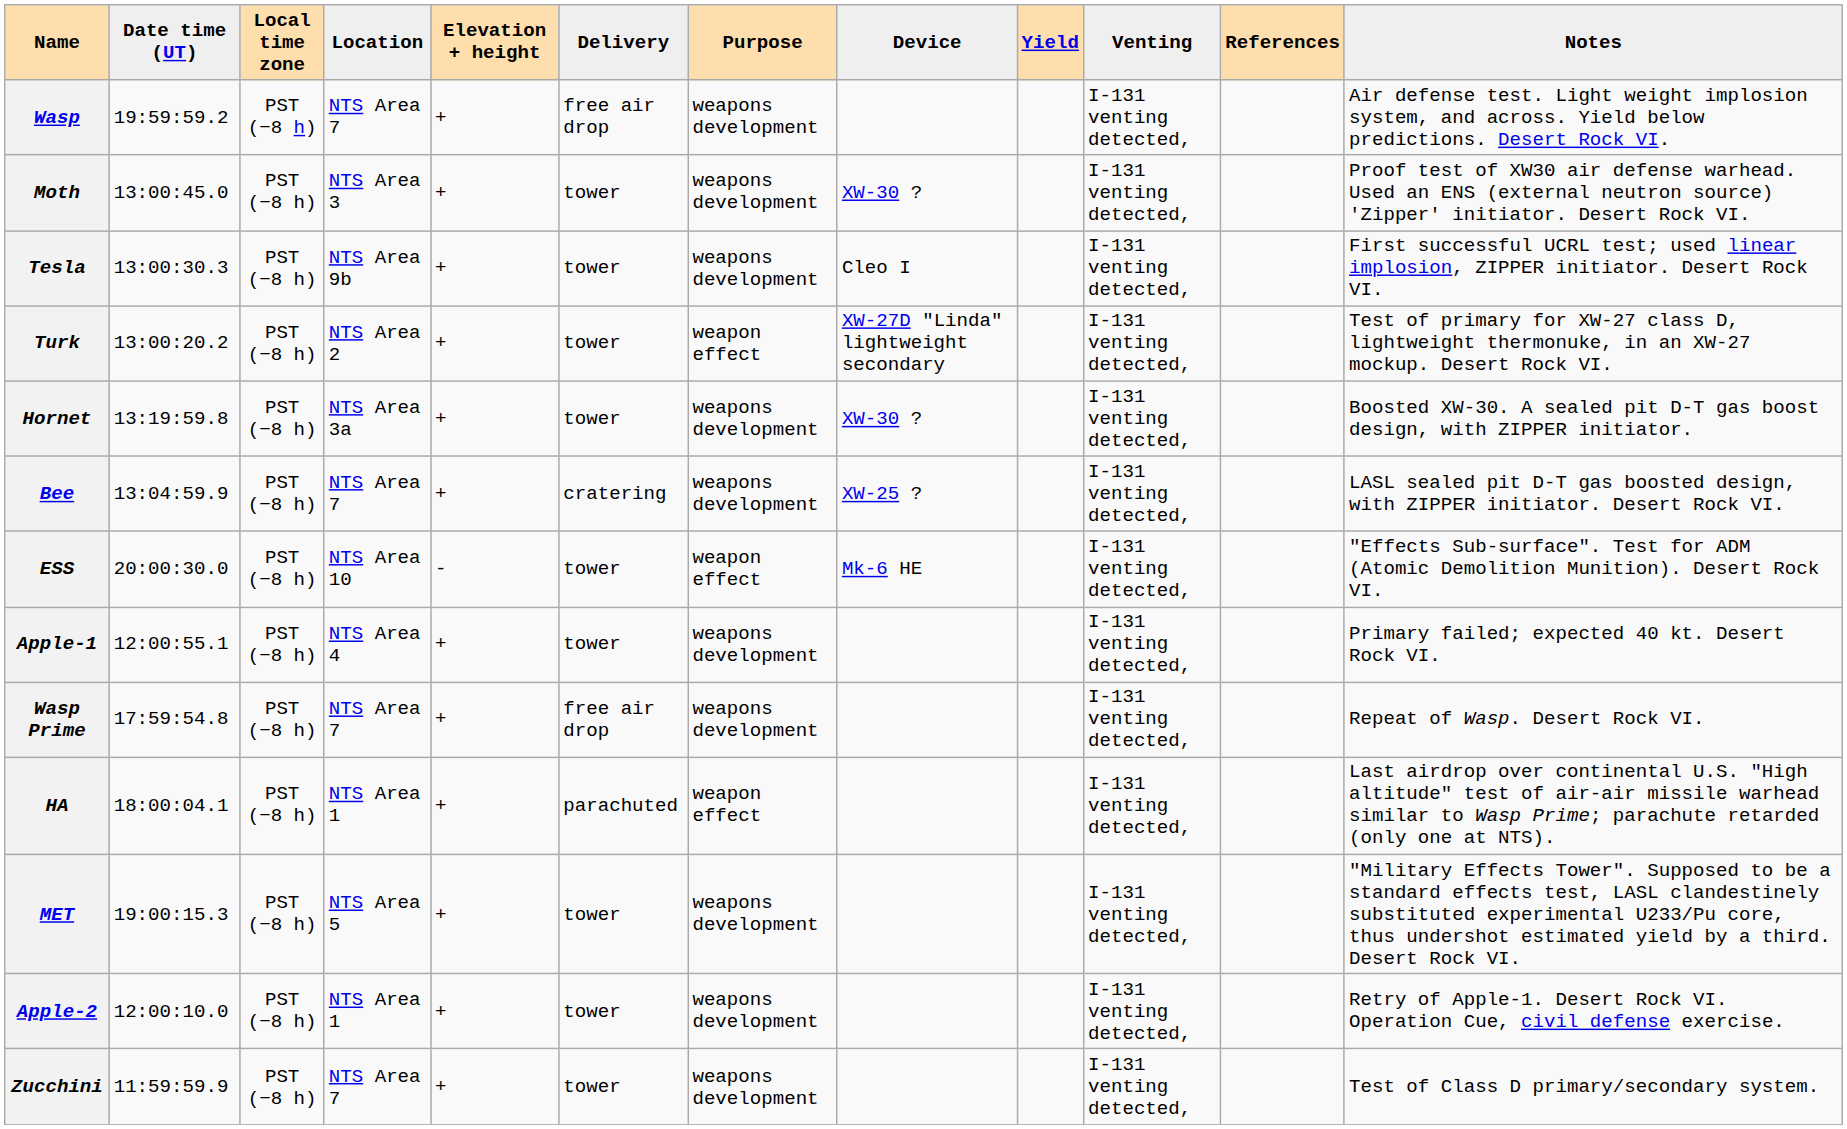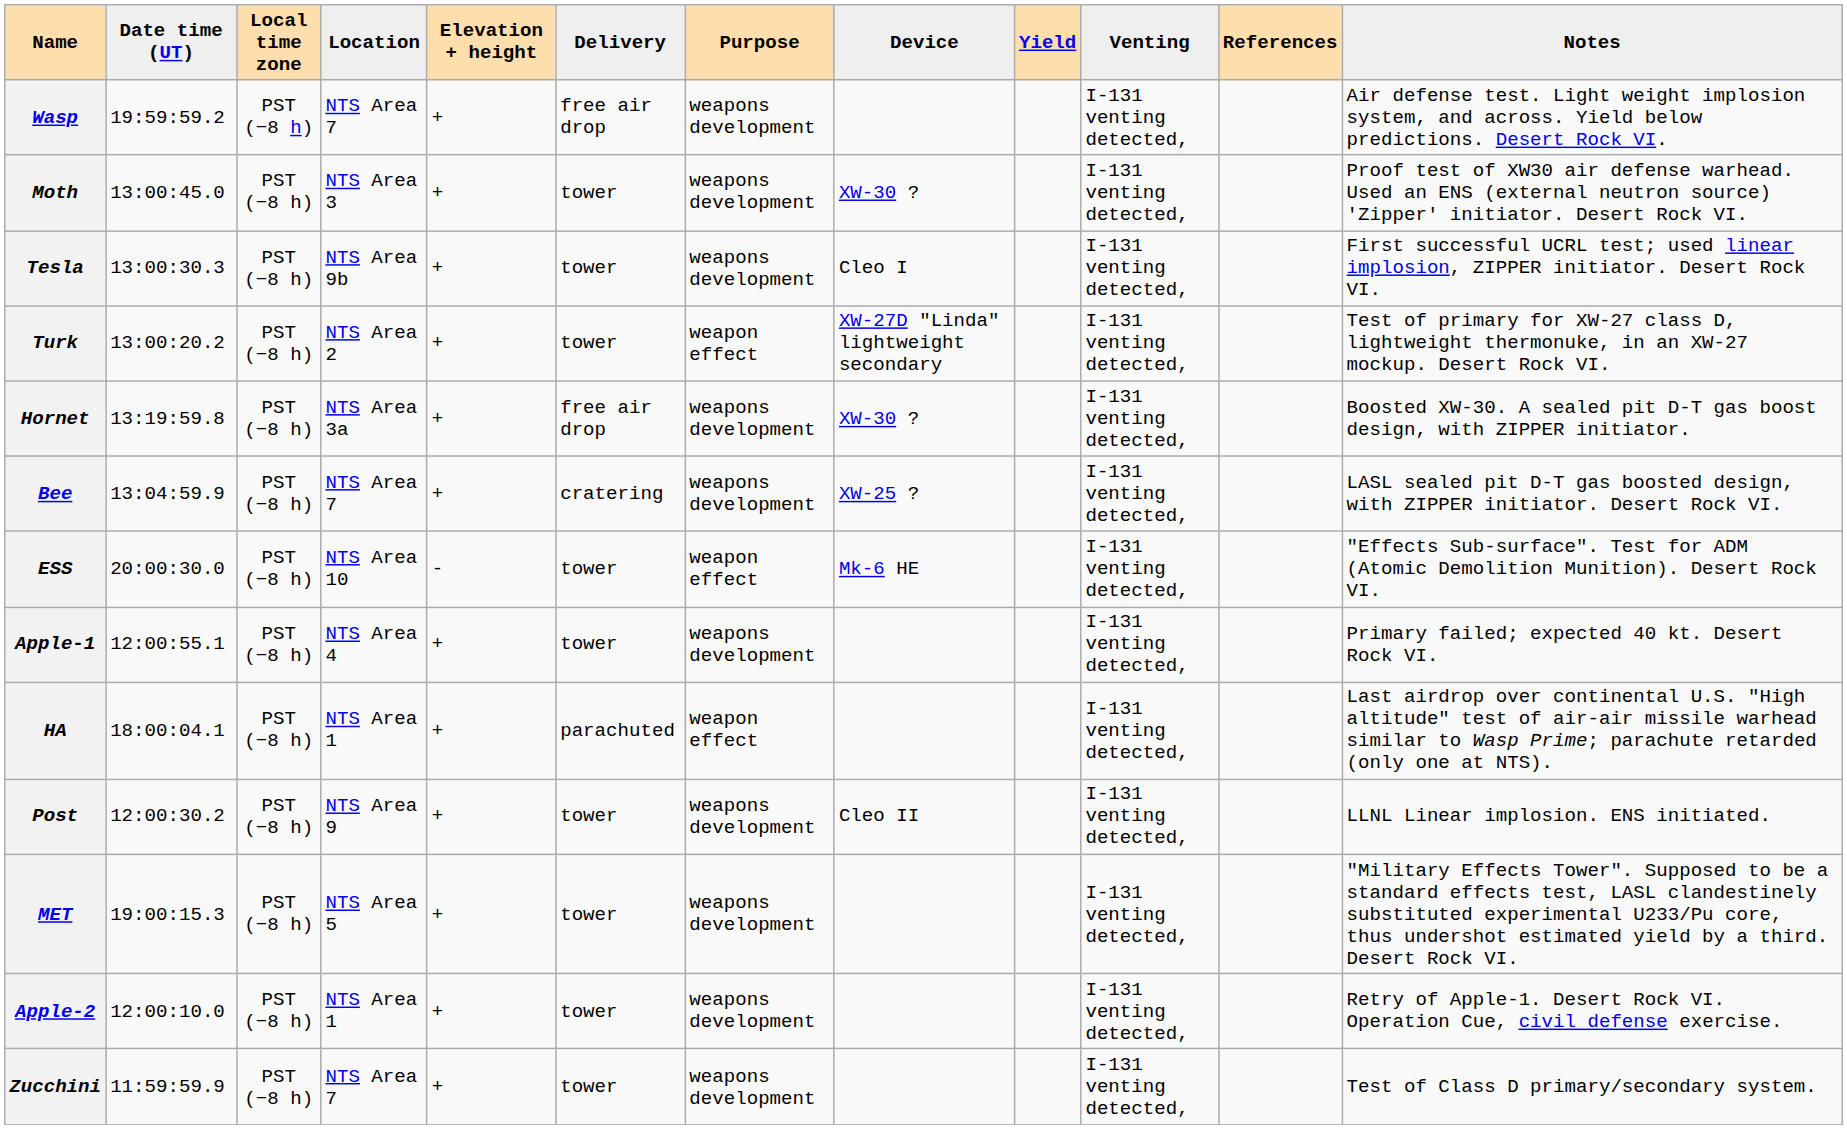(592, 419) tower -> (606, 419) free air drop
- row: (57, 720)
+ row: (55, 817)
